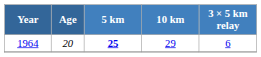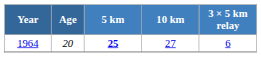(170, 43) 29 -> (170, 43) 27
